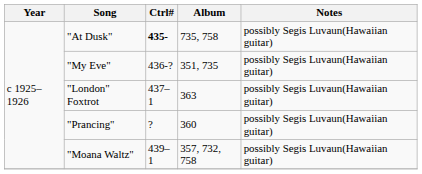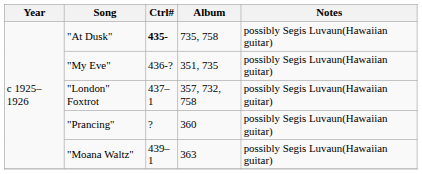(188, 95) 363 -> (201, 95) 357, 732, 758
(201, 154) 357, 732, 758 -> (188, 154) 363
